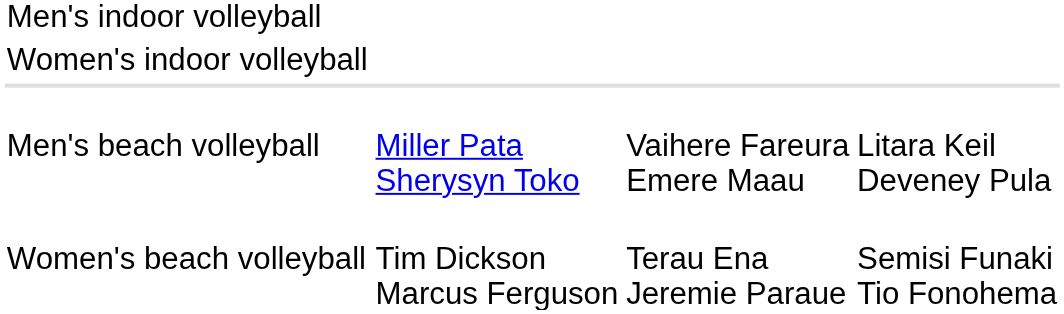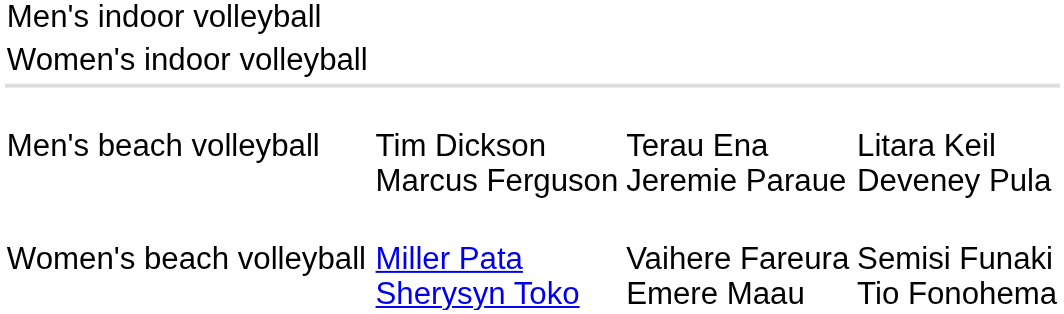(478, 163) Miller Pata Sherysyn Toko -> (497, 163) Tim Dickson Marcus Ferguson
(738, 163) Vaihere Fareura Emere Maau -> (736, 163) Terau Ena Jeremie Paraue
(497, 276) Tim Dickson Marcus Ferguson -> (478, 276) Miller Pata Sherysyn Toko
(736, 276) Terau Ena Jeremie Paraue -> (738, 276) Vaihere Fareura Emere Maau
